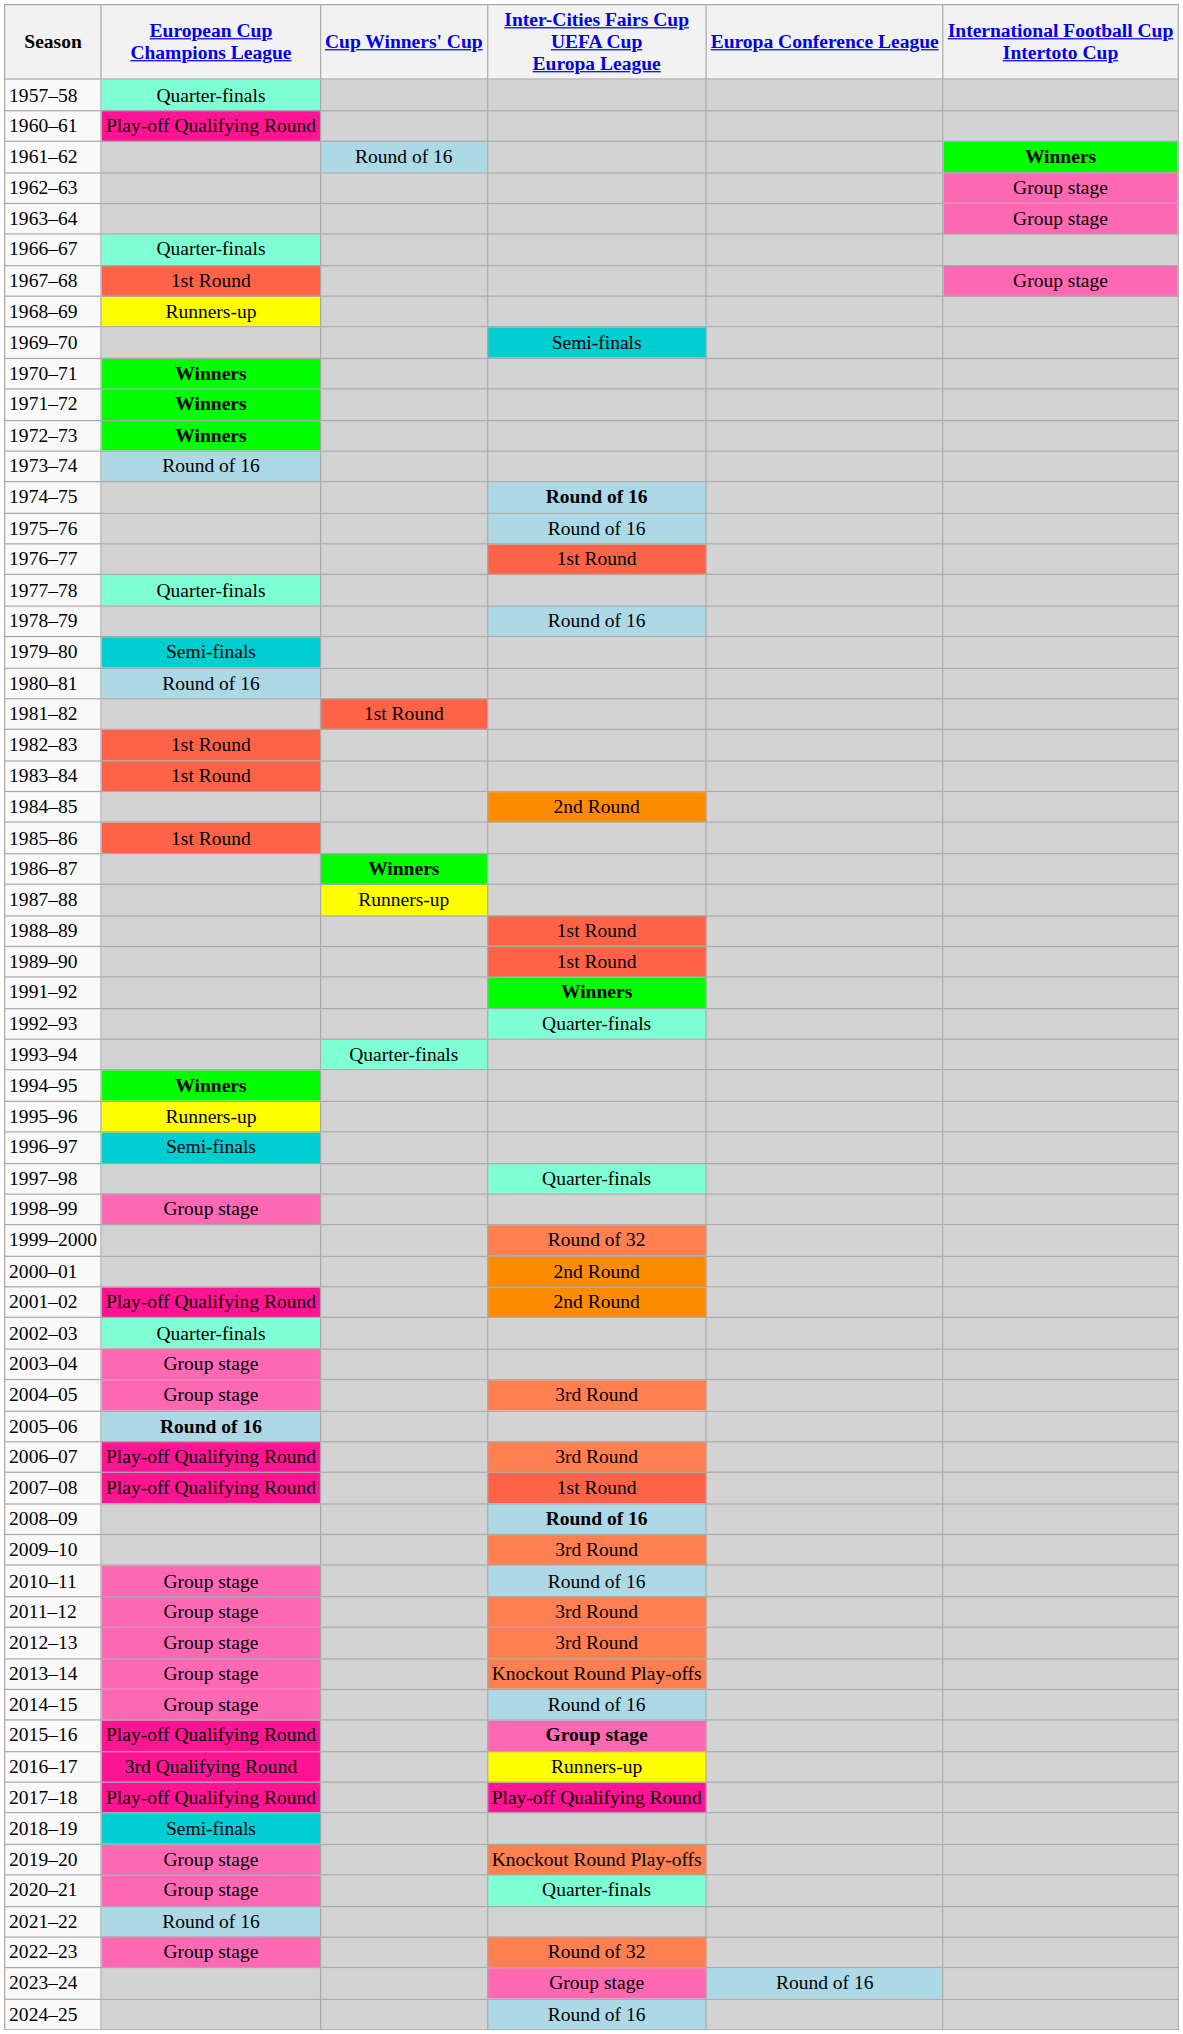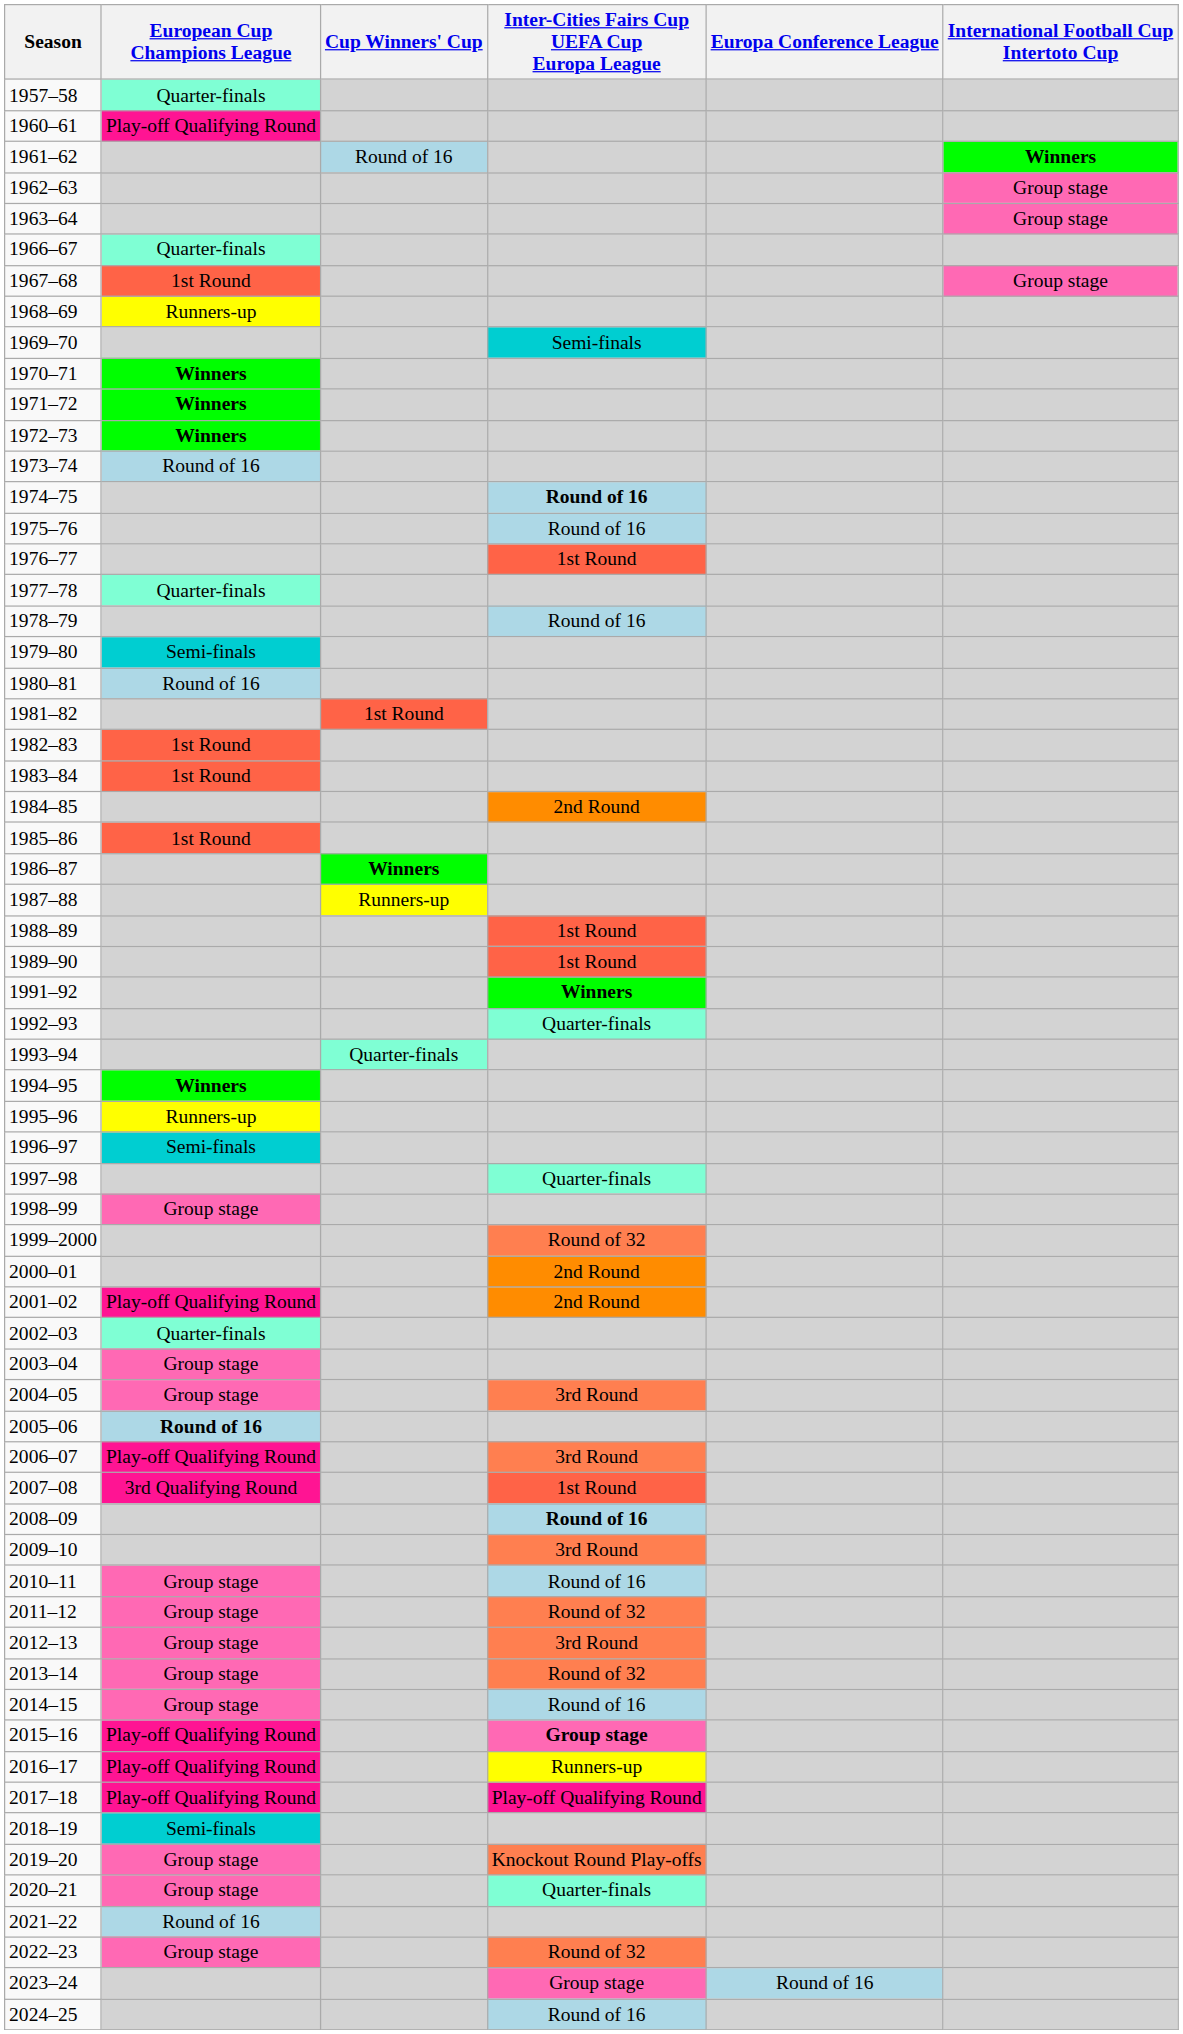(211, 1487) Play-off Qualifying Round -> (211, 1487) 3rd Qualifying Round
(597, 1611) 3rd Round -> (597, 1611) Round of 32
(597, 1673) Knockout Round Play-offs -> (597, 1673) Round of 32
(211, 1766) 3rd Qualifying Round -> (211, 1766) Play-off Qualifying Round
